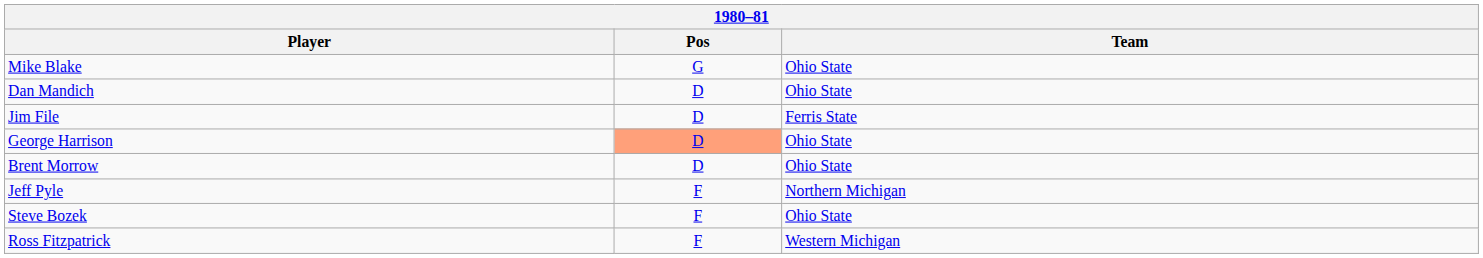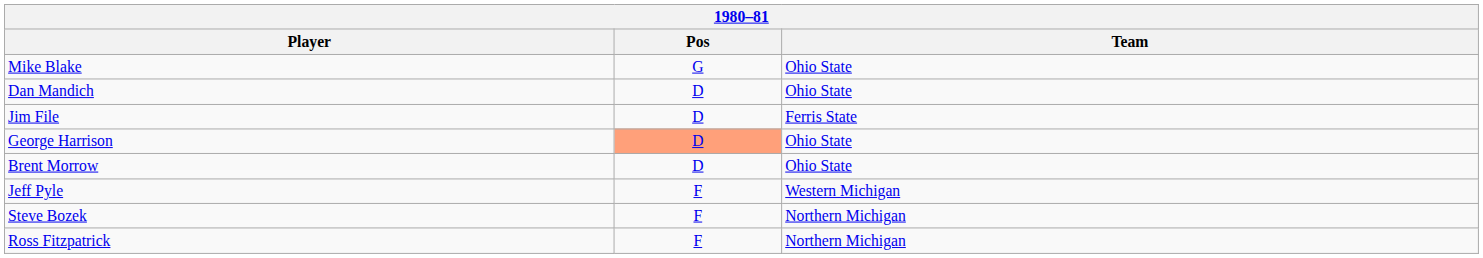(846, 191) Northern Michigan -> (843, 191) Western Michigan
(819, 215) Ohio State -> (846, 215) Northern Michigan
(843, 240) Western Michigan -> (846, 240) Northern Michigan
